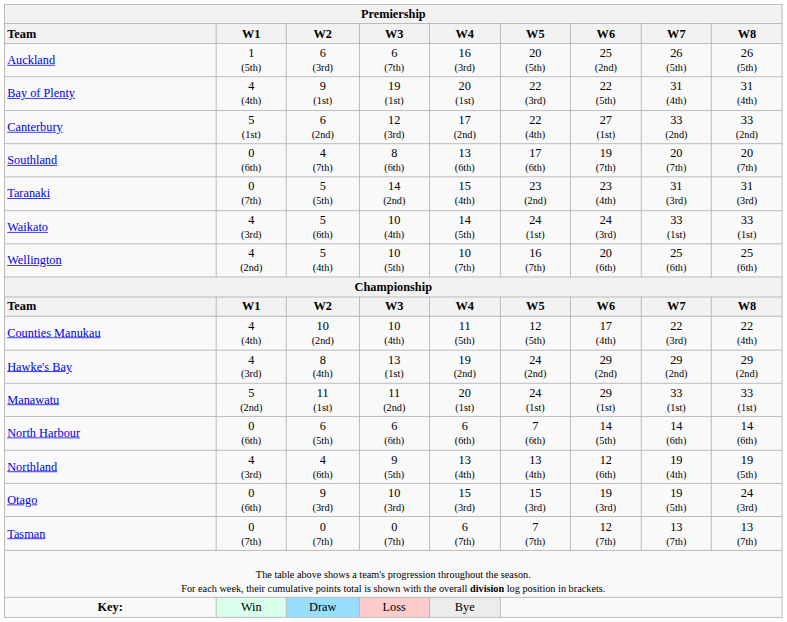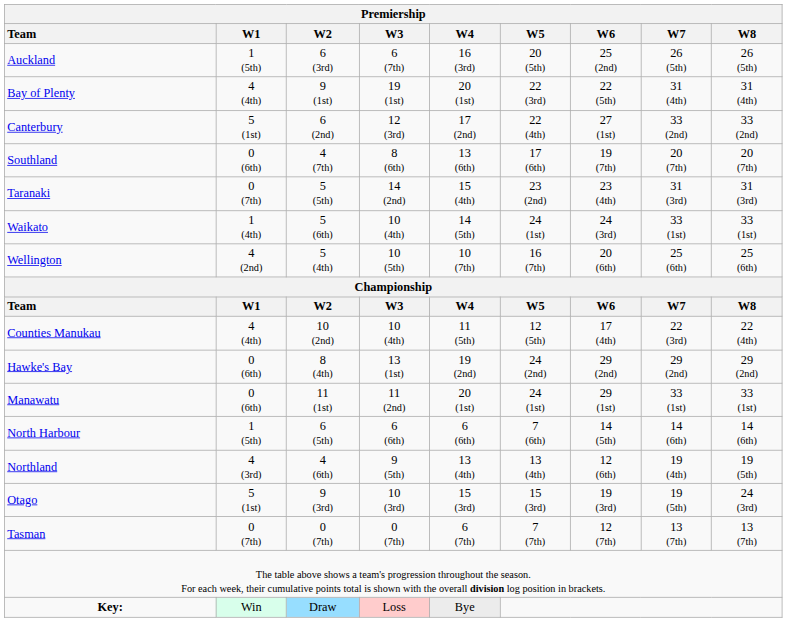(251, 227) 4 (3rd) -> (251, 227) 1 (4th)
(251, 366) 4 (3rd) -> (251, 366) 0 (6th)
(251, 399) 5 (2nd) -> (251, 399) 0 (6th)
(251, 433) 0 (6th) -> (251, 433) 1 (5th)
(251, 500) 0 (6th) -> (251, 500) 5 (1st)
